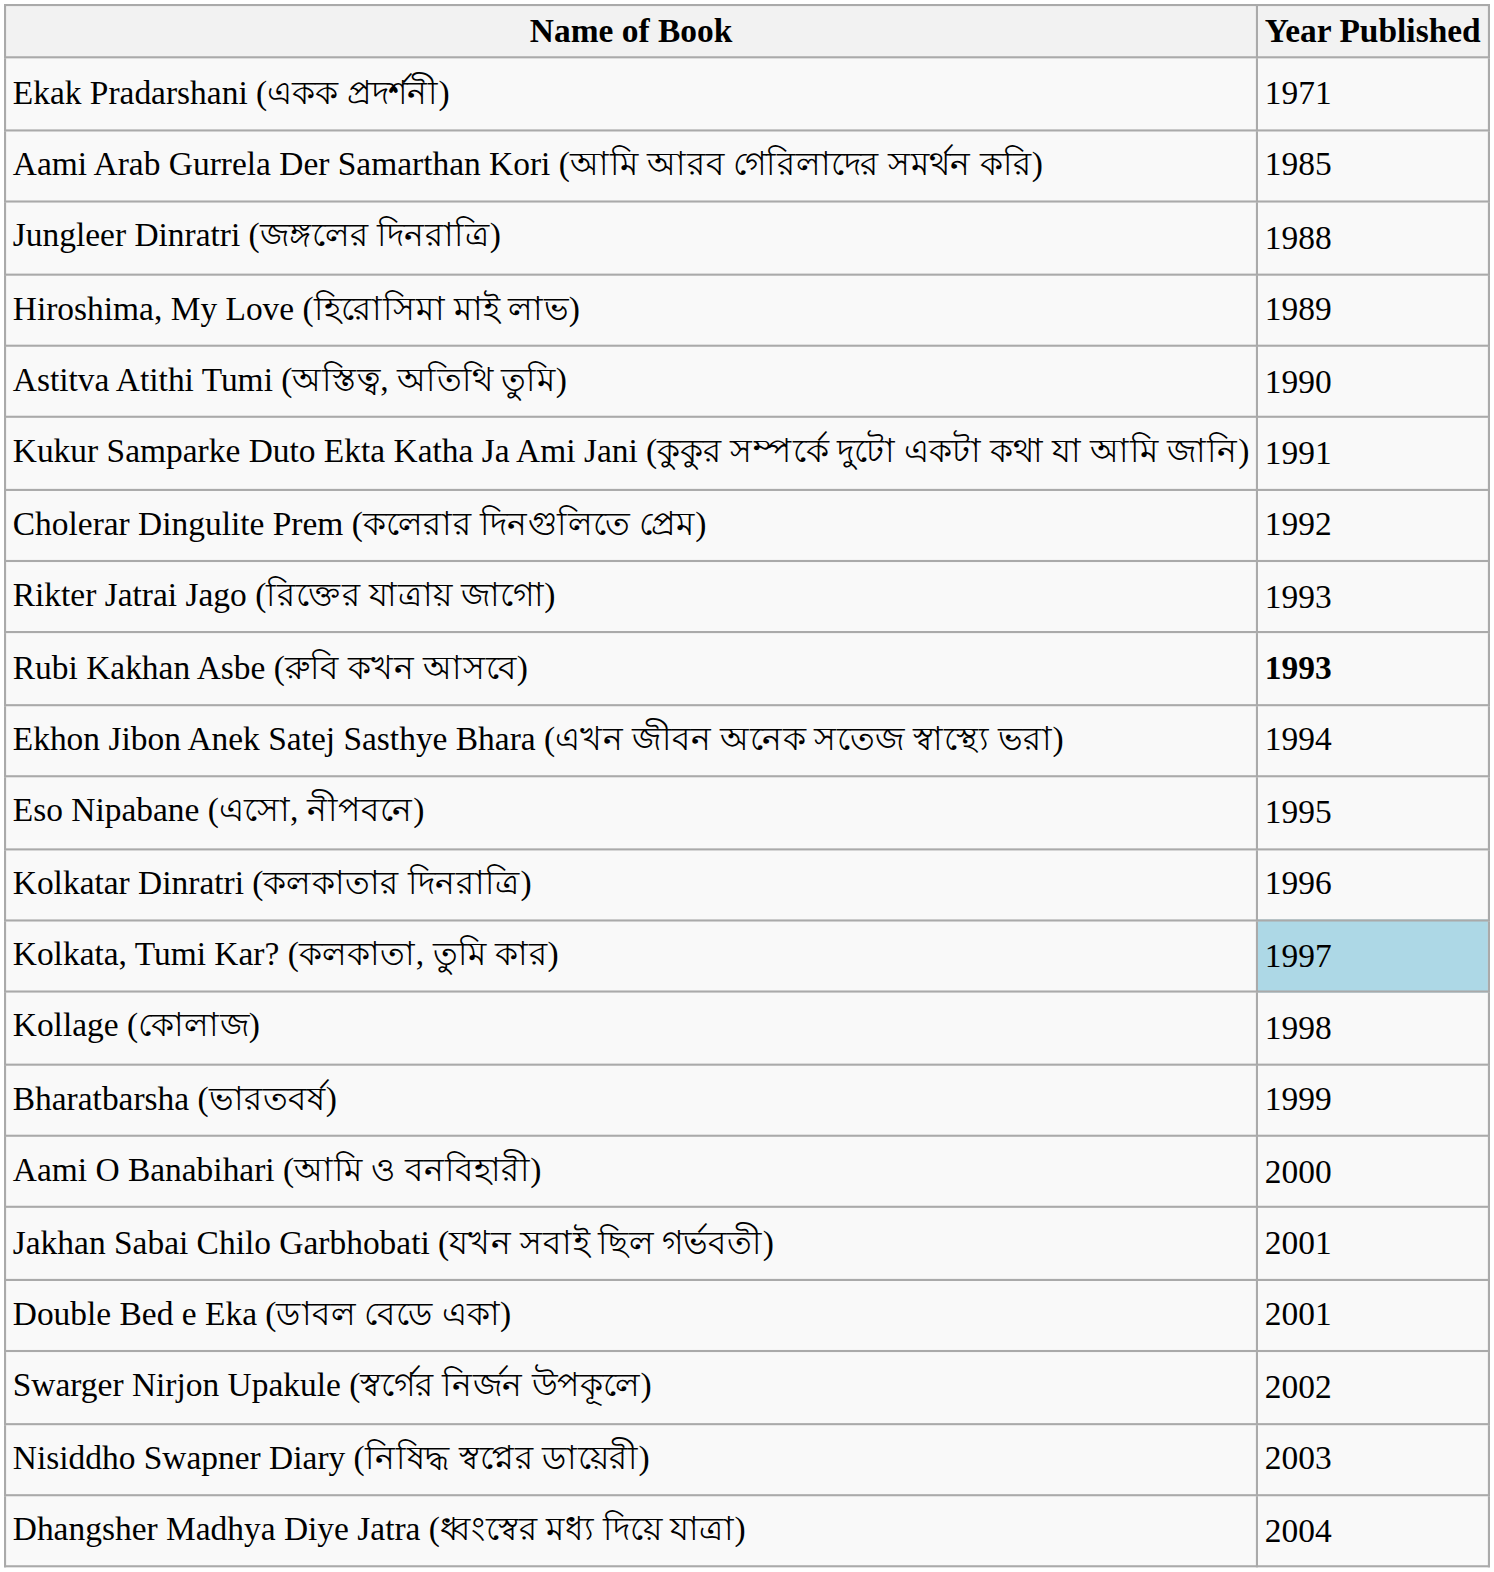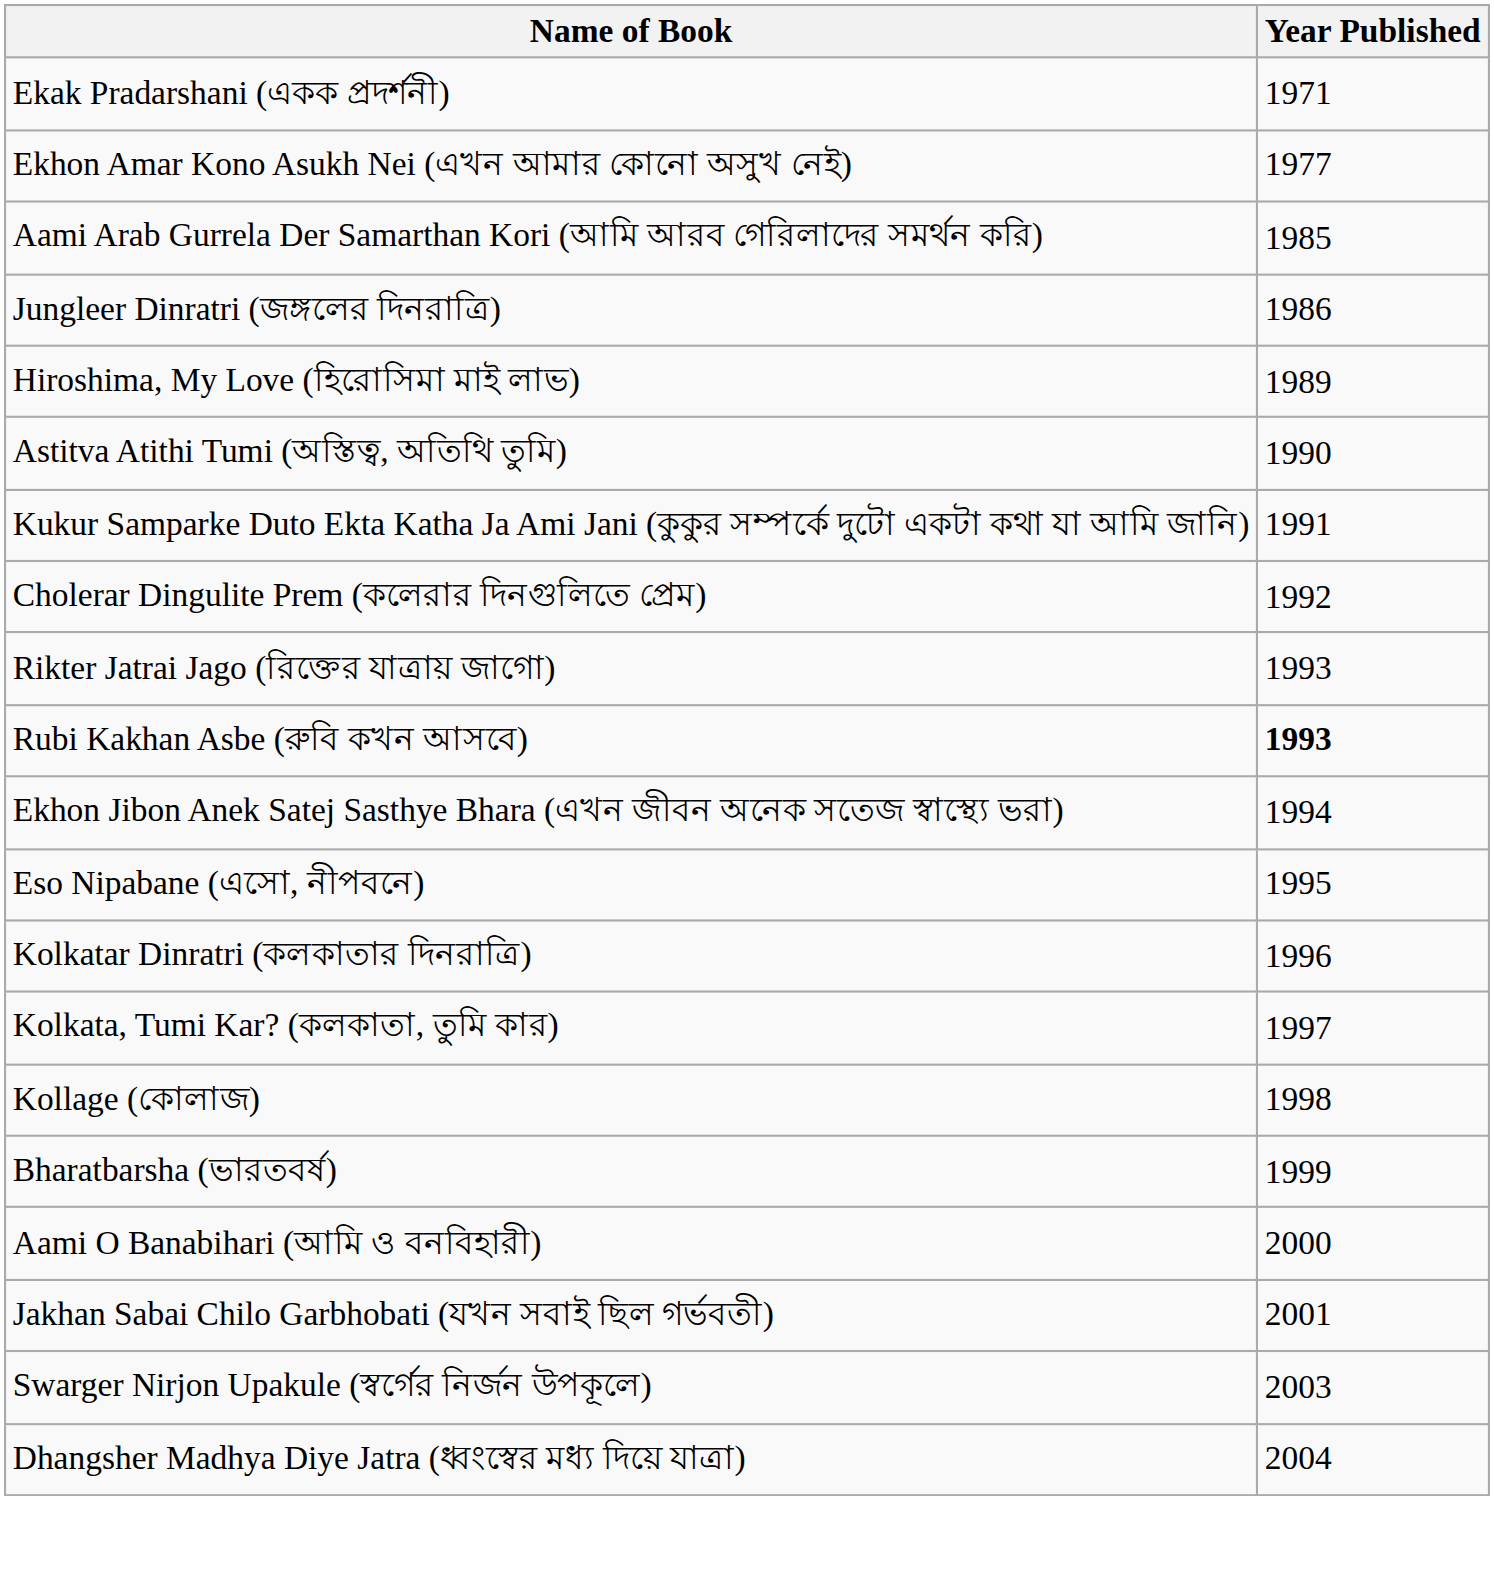+ row: (432, 164)
(1298, 237) 1988 -> (1298, 308) 1986
(1298, 955) lightblue background -> (1298, 1027) no background
- row: (262, 1313)
(1298, 1386) 2002 -> (1298, 1386) 2003
- row: (331, 1457)
